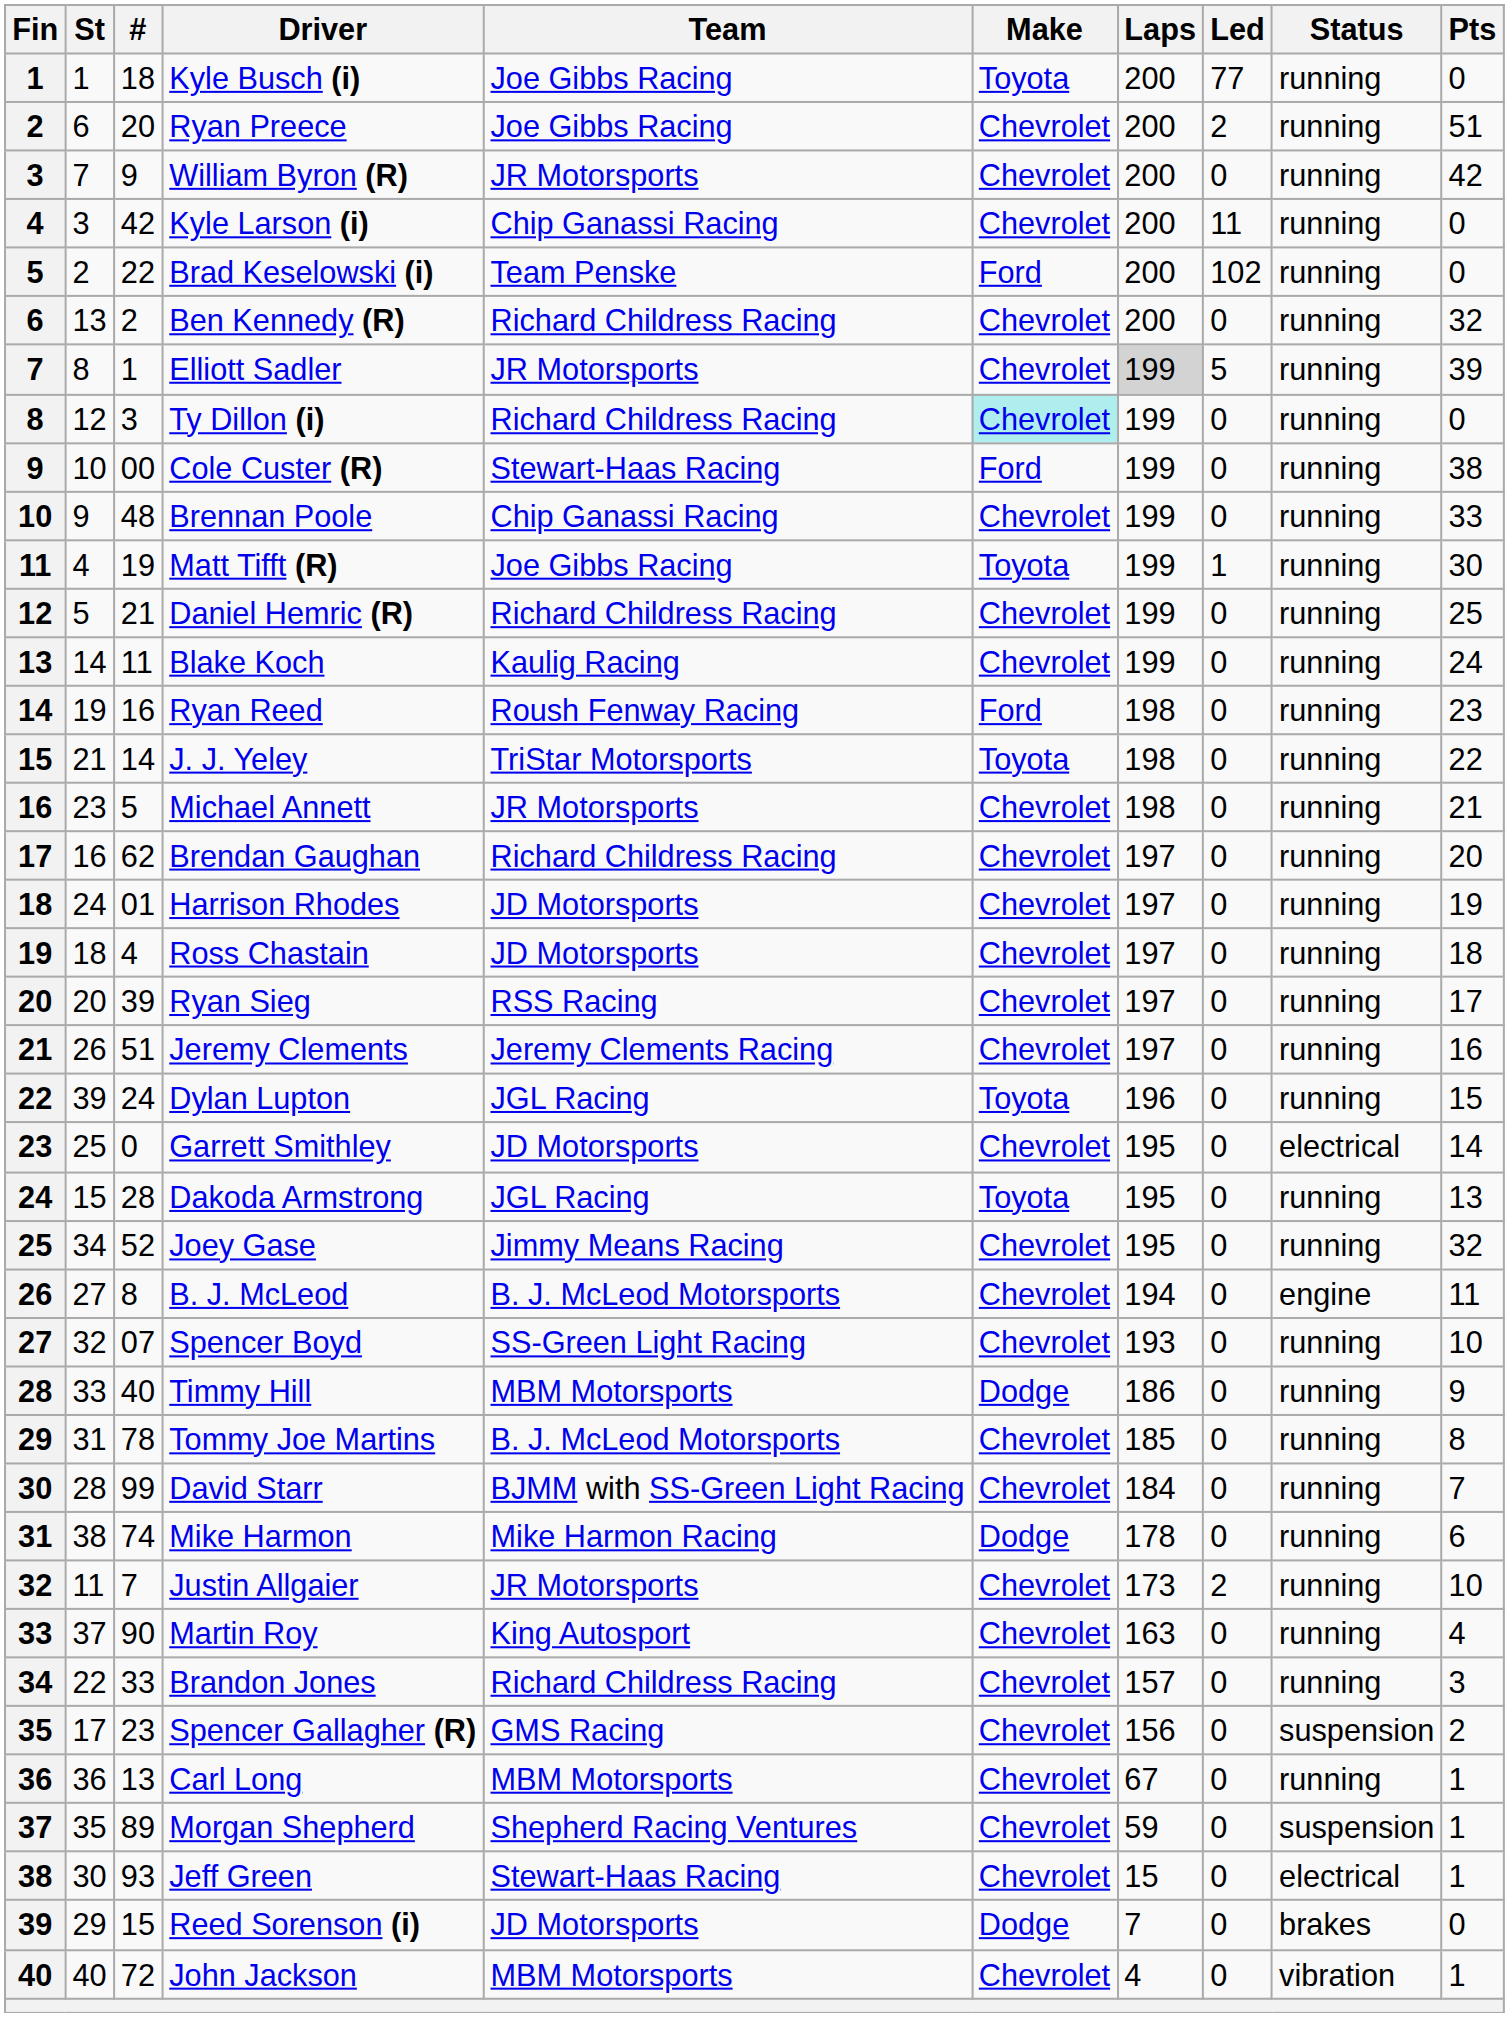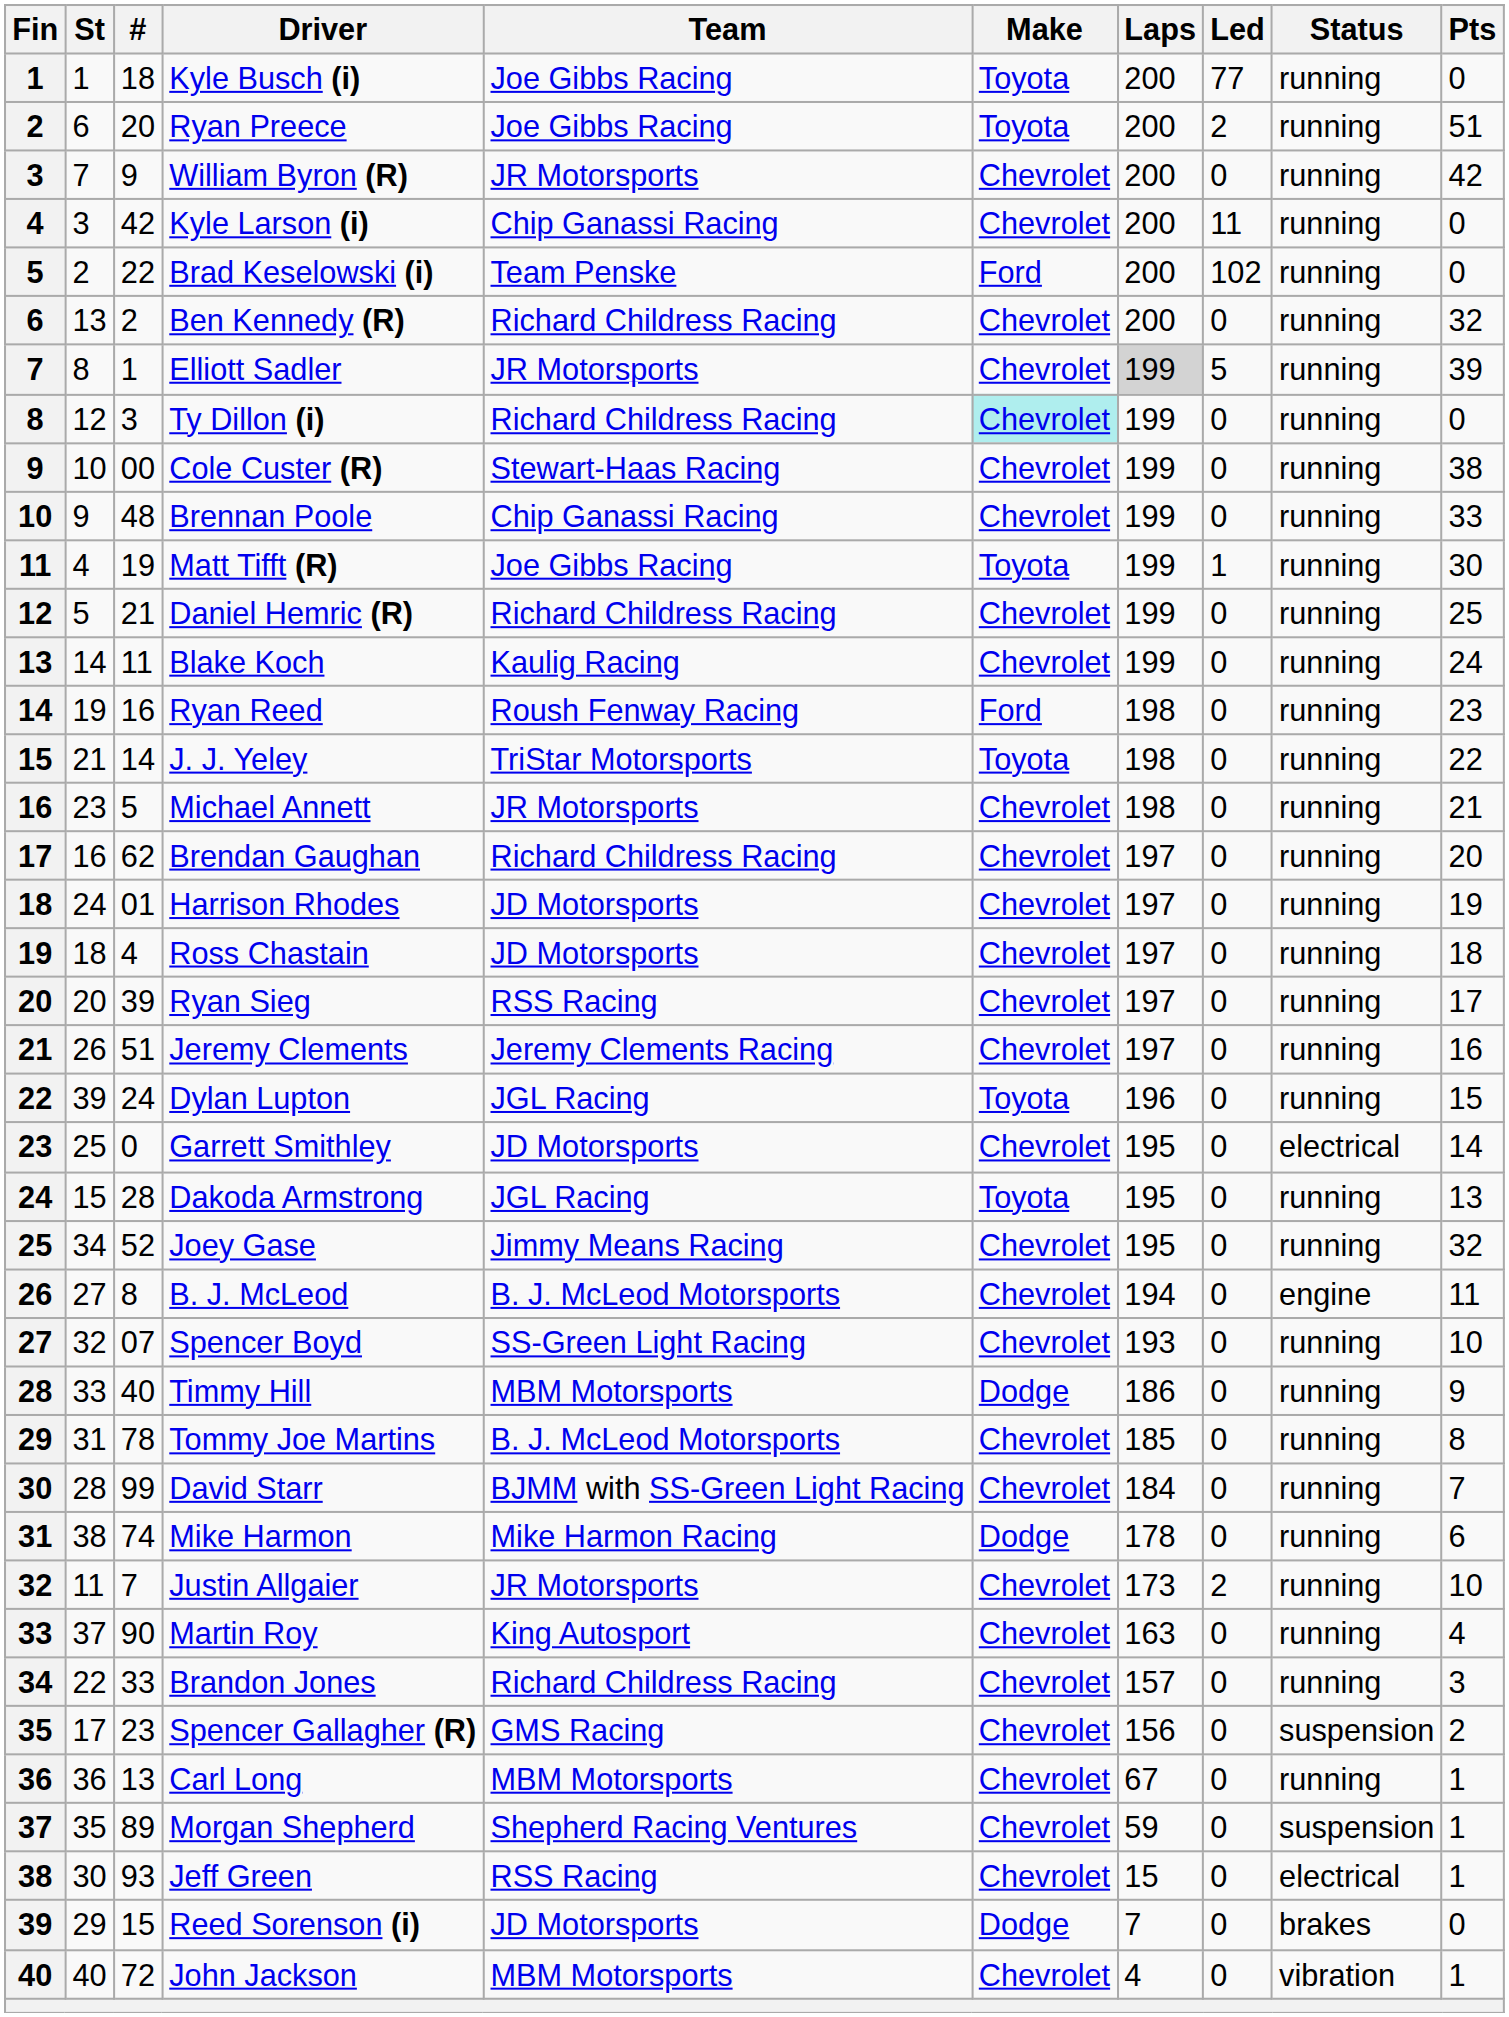(1044, 127) Chevrolet -> (1024, 127) Toyota
(1010, 467) Ford -> (1044, 467) Chevrolet
(635, 1877) Stewart-Haas Racing -> (574, 1877) RSS Racing
